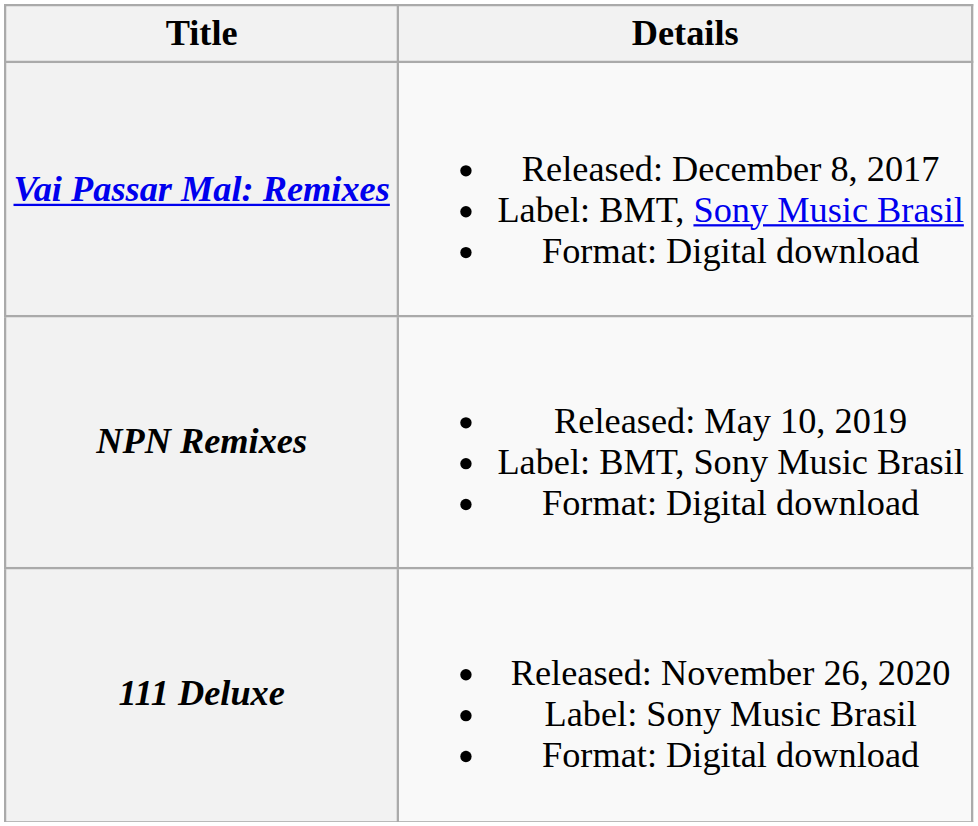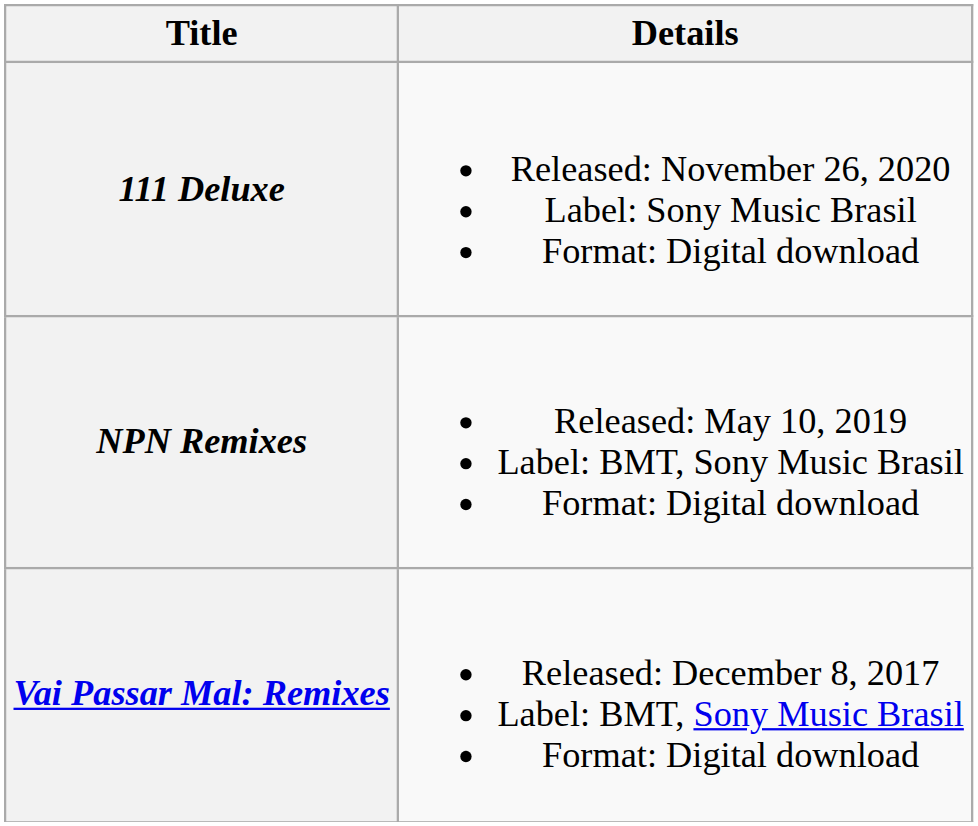rows swapped: (202, 188) <-> (202, 694)
